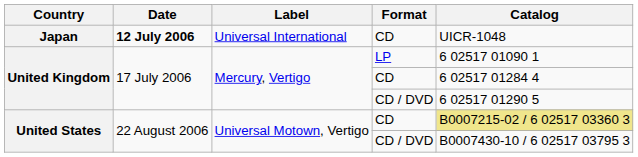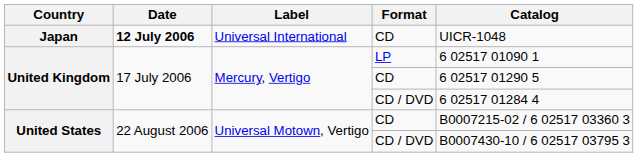(489, 78) 6 02517 01284 4 -> (489, 78) 6 02517 01290 5
(489, 99) 6 02517 01290 5 -> (489, 99) 6 02517 01284 4
(535, 120) khaki background -> (535, 120) no background
